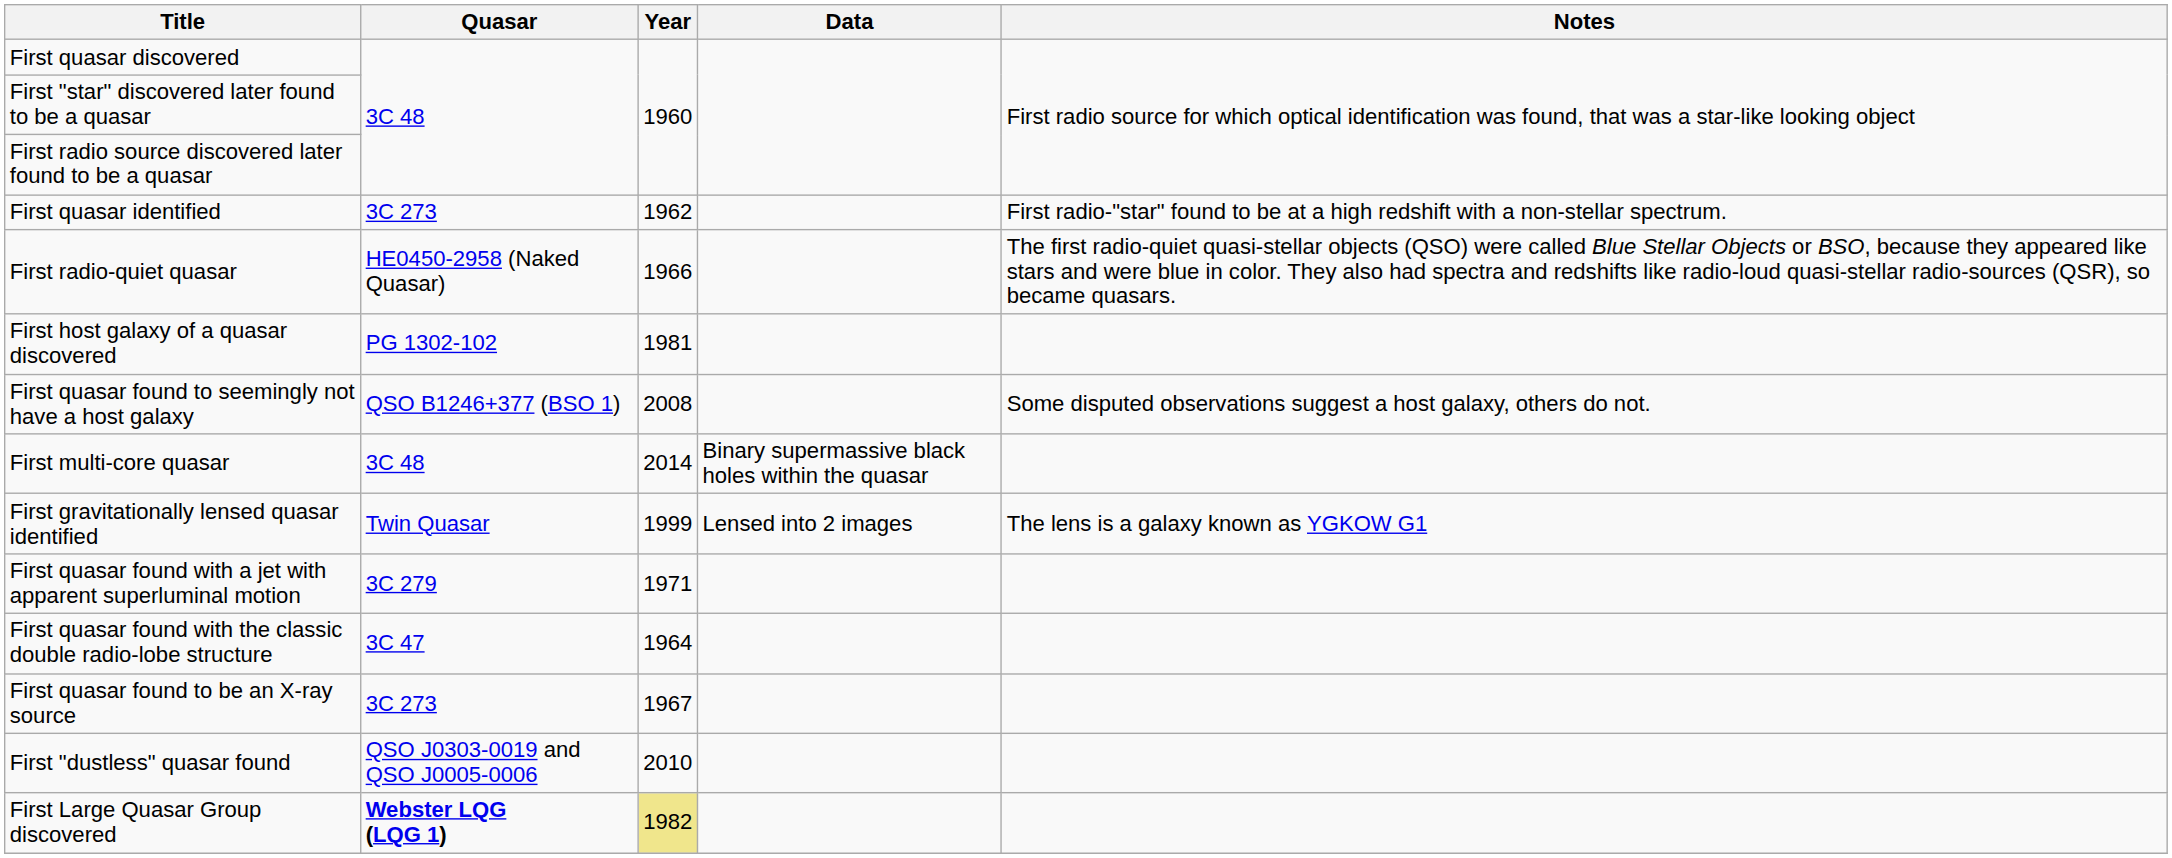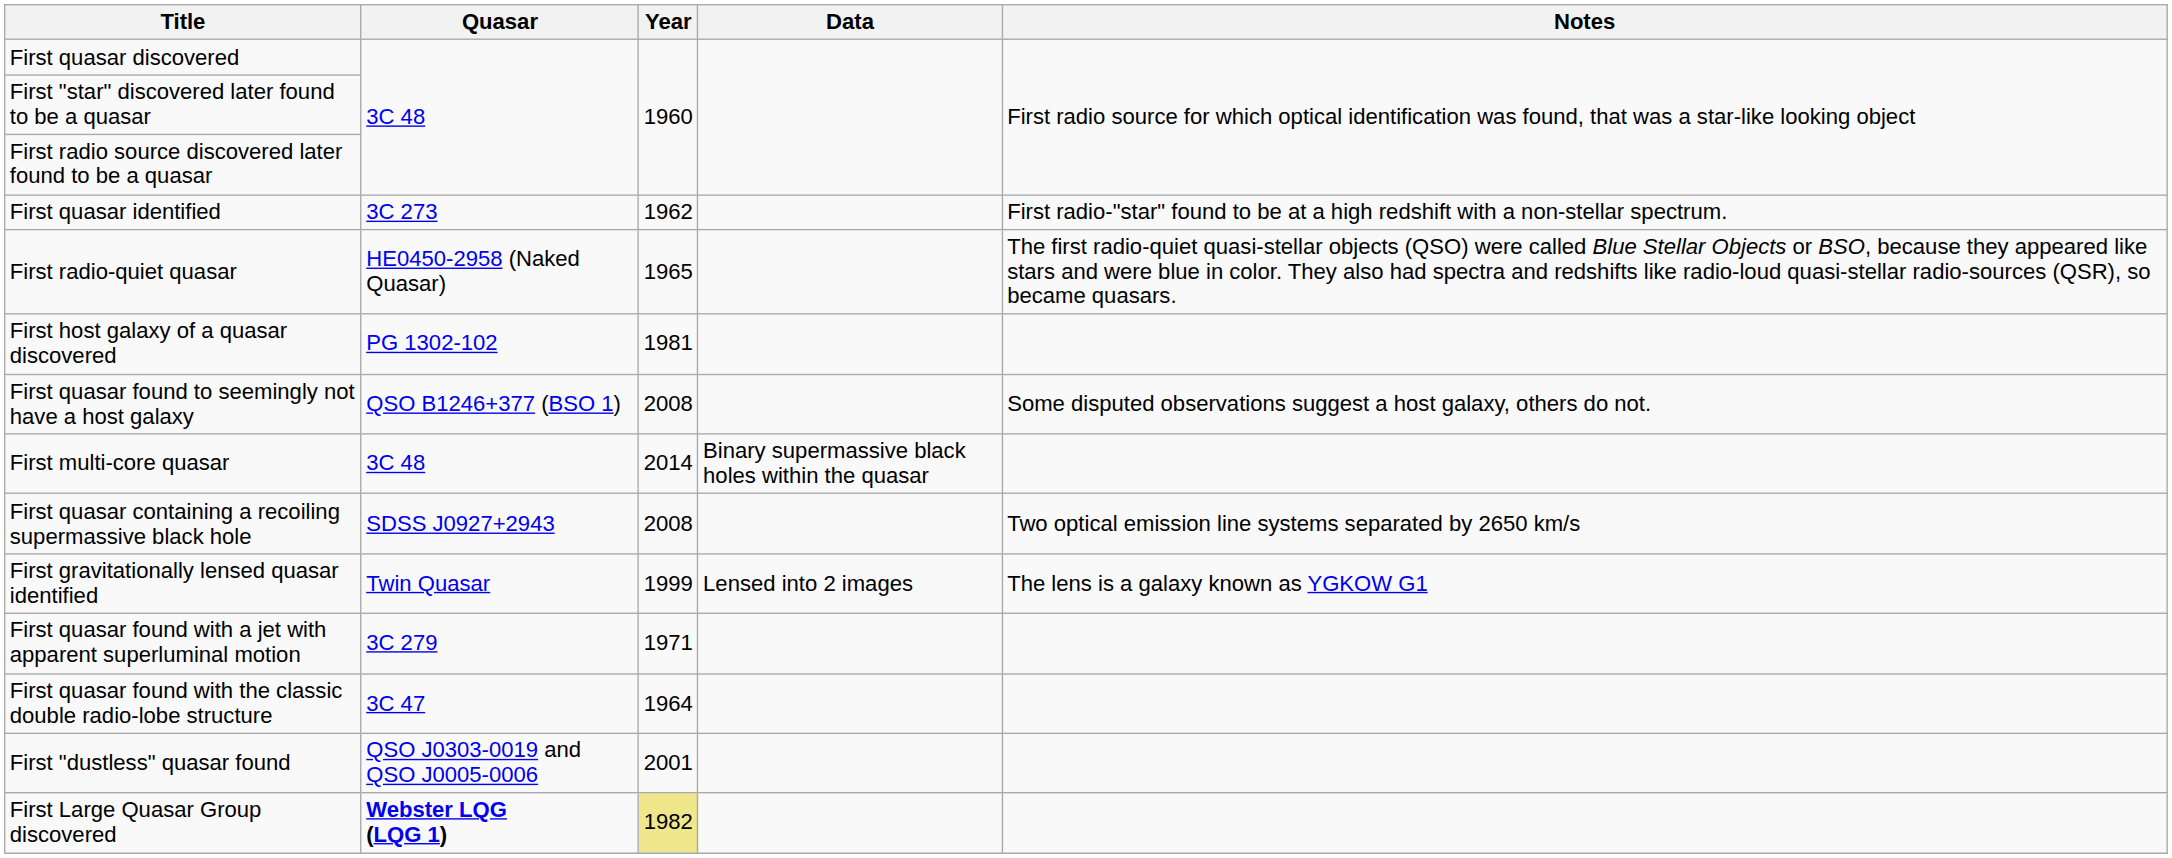(668, 271) 1966 -> (668, 271) 1965
+ row: (175, 523)
- row: (171, 703)
(668, 762) 2010 -> (668, 762) 2001
